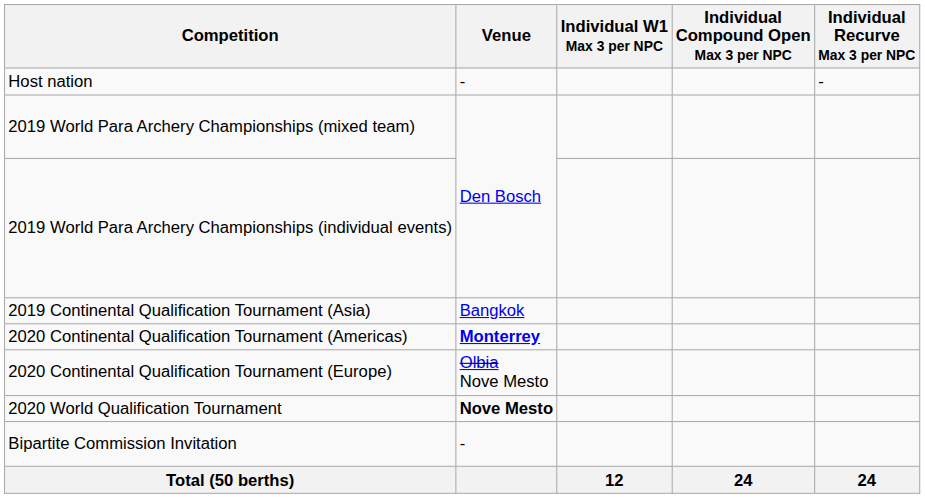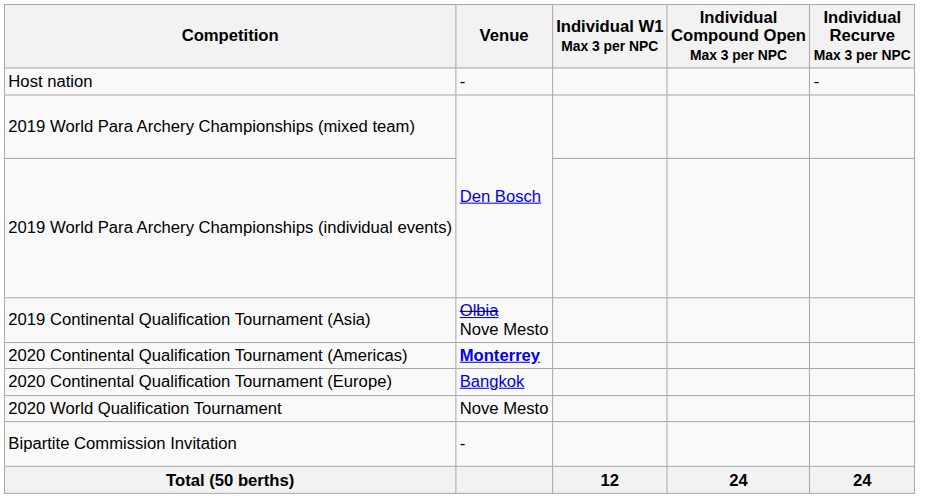(492, 310) Bangkok -> (504, 319) Olbia Nove Mesto
(504, 372) Olbia Nove Mesto -> (492, 381) Bangkok
(506, 408) bold -> (504, 408) normal
